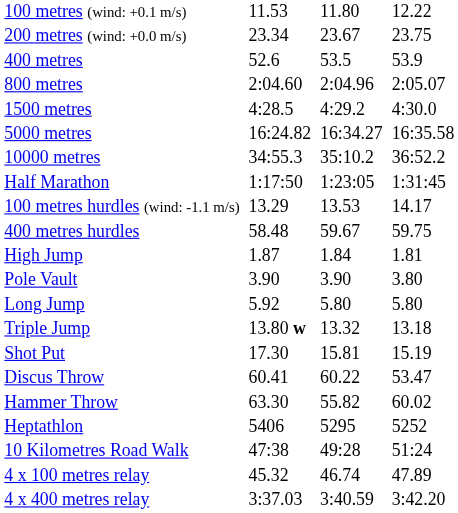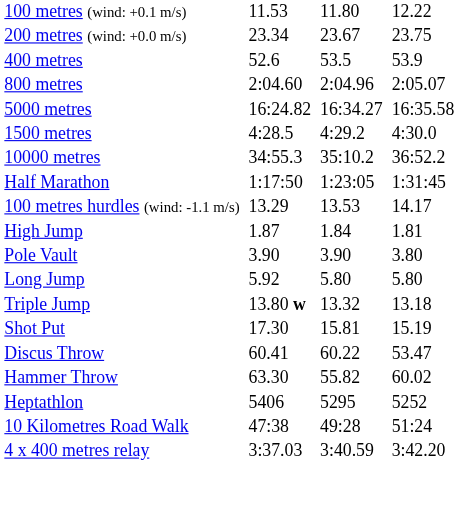rows swapped: (48, 108) <-> (48, 133)
- row: (72, 231)
- row: (77, 475)
